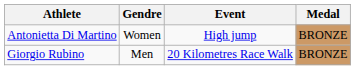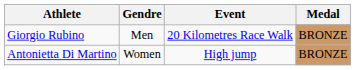rows swapped: (46, 55) <-> (62, 35)
